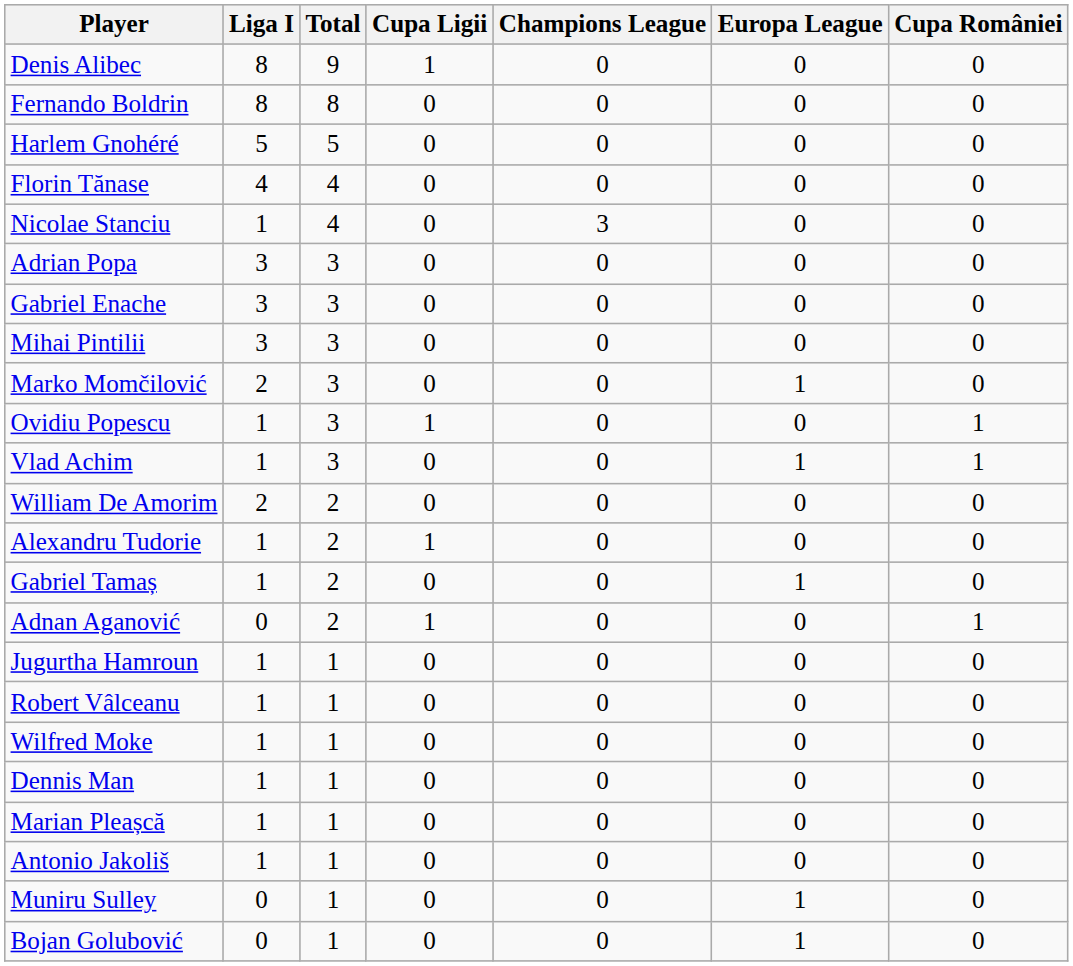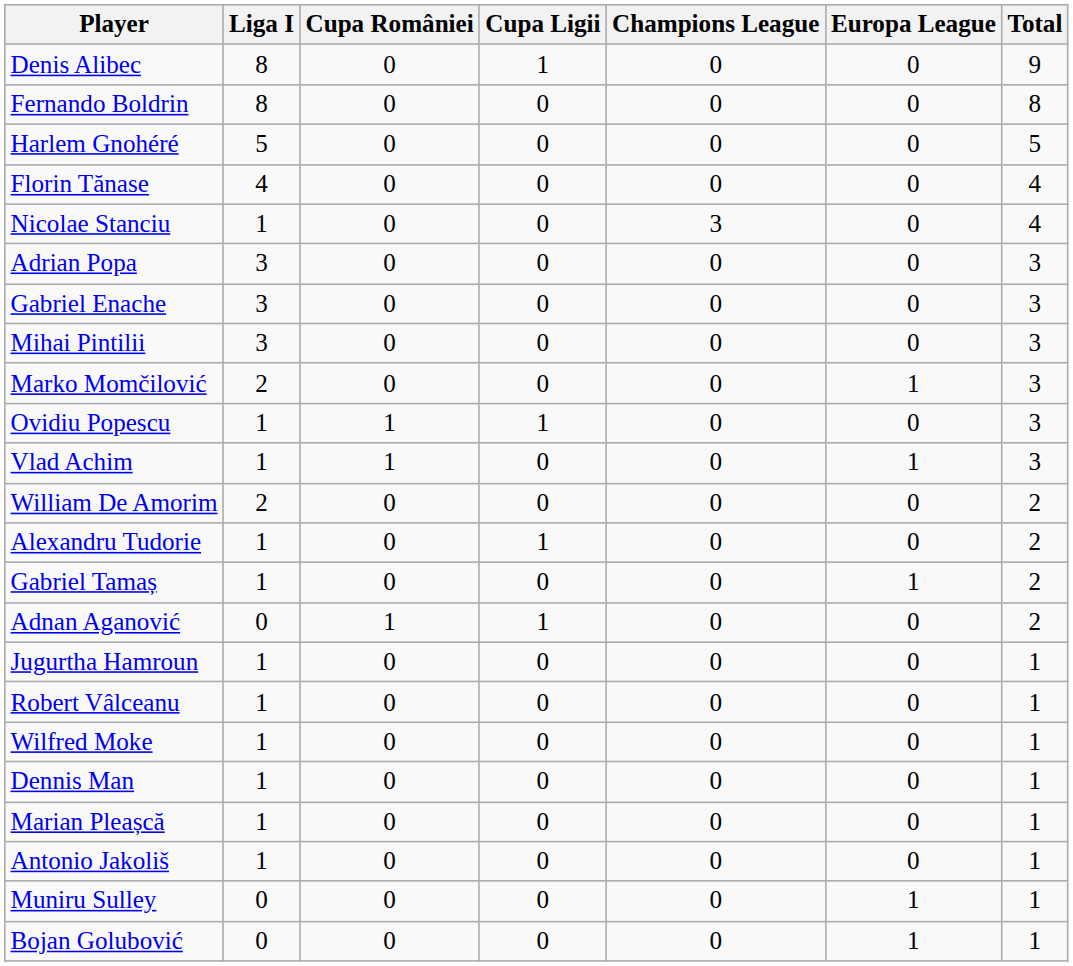columns swapped: (978, 24) <-> (333, 24)
